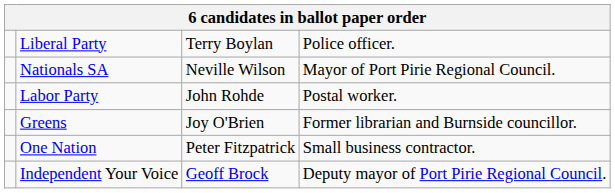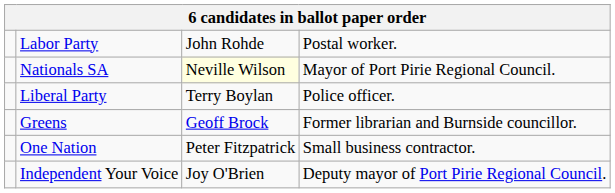rows swapped: (59, 95) <-> (63, 43)
(236, 69) no background -> (236, 69) lightyellow background
(225, 122) Joy O'Brien -> (227, 122) Geoff Brock
(227, 174) Geoff Brock -> (225, 174) Joy O'Brien
